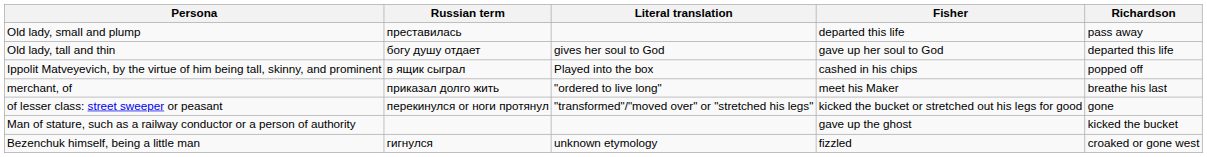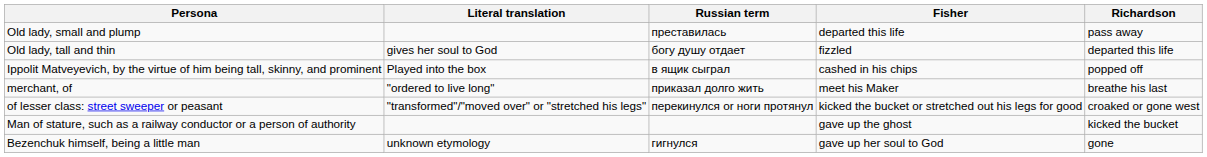columns swapped: (468, 13) <-> (684, 13)
(881, 50) gave up her soul to God -> (835, 50) fizzled
(1101, 106) gone -> (1144, 106) croaked or gone west
(835, 143) fizzled -> (881, 143) gave up her soul to God
(1144, 143) croaked or gone west -> (1101, 143) gone
